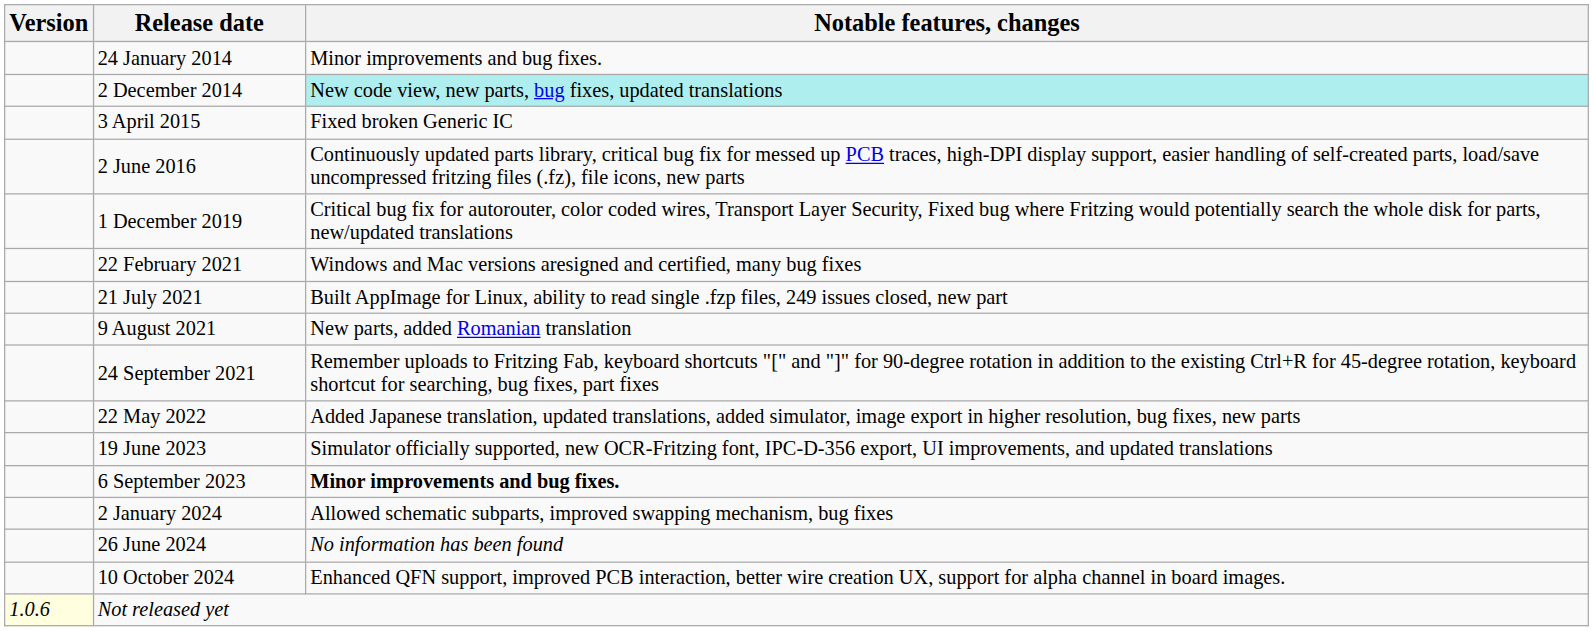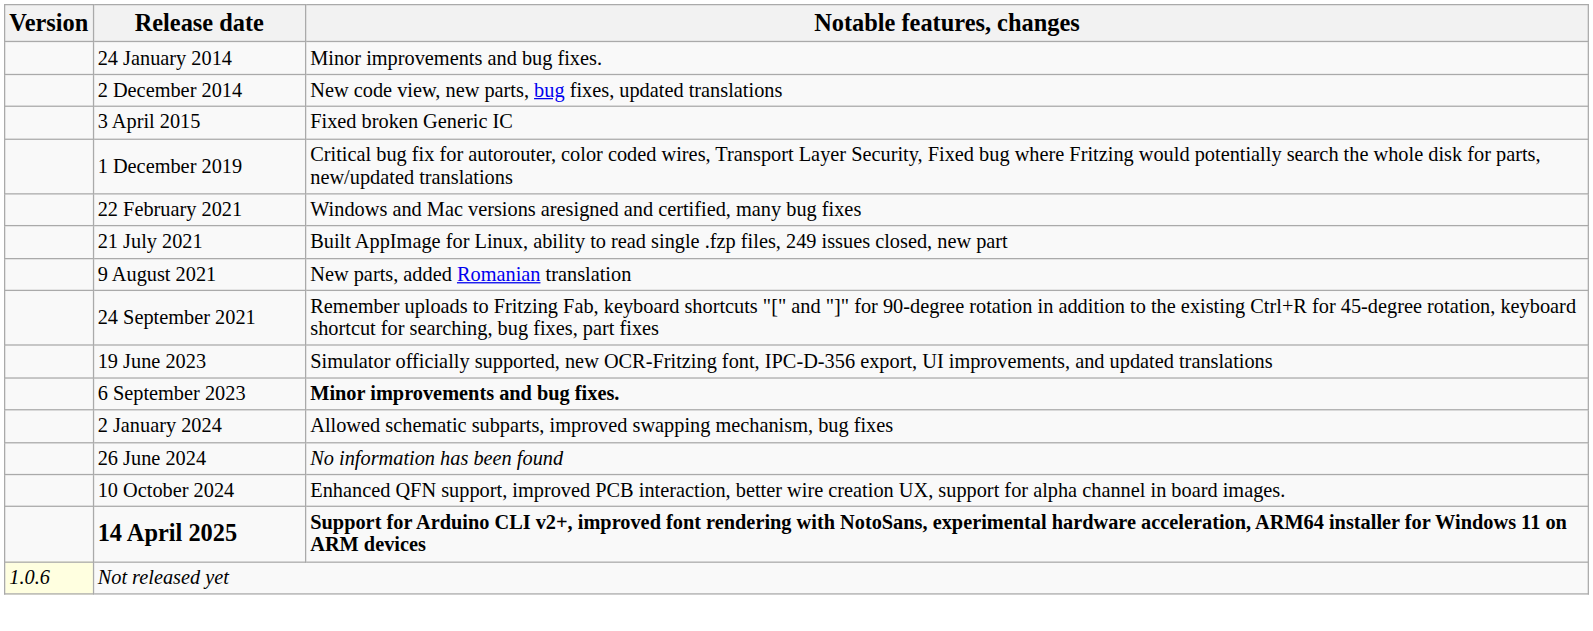(546, 90) paleturquoise background -> (546, 90) no background
- row: (147, 166)
- row: (152, 416)
+ row: (167, 534)
